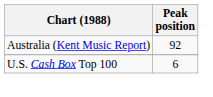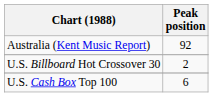+ row: (84, 63)
